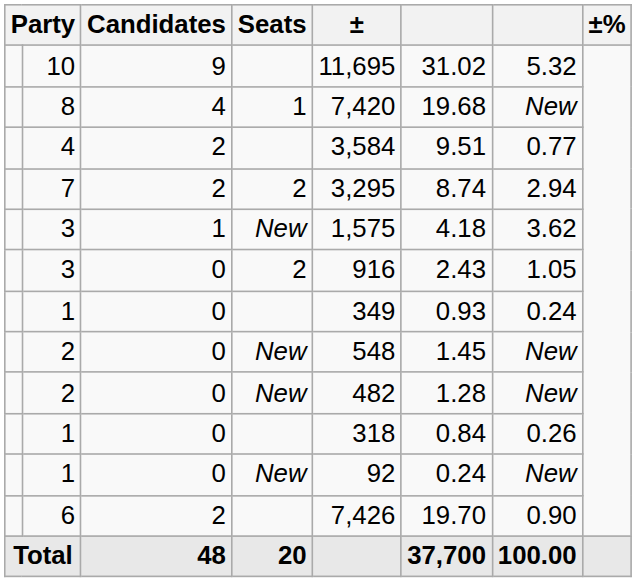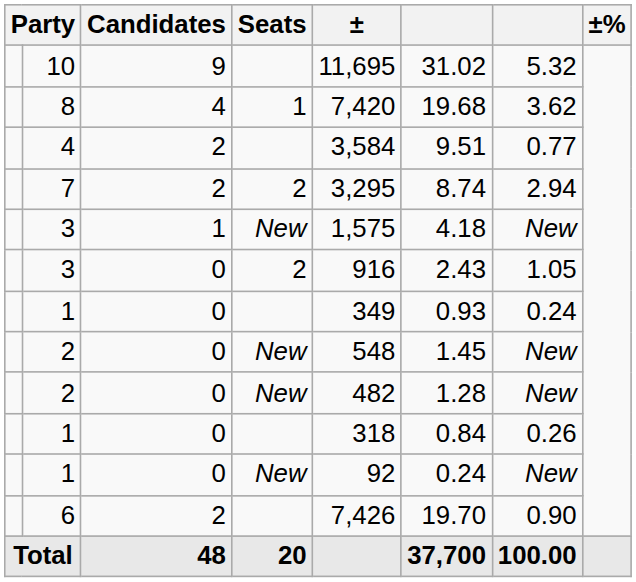(551, 106) New -> (552, 106) 3.62
(552, 229) 3.62 -> (551, 229) New
